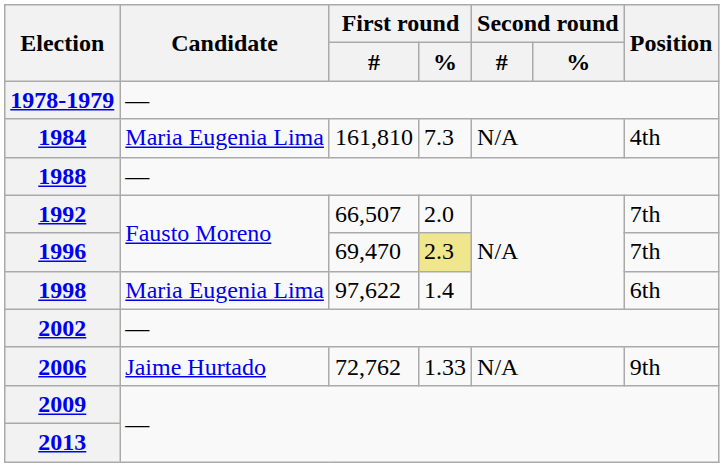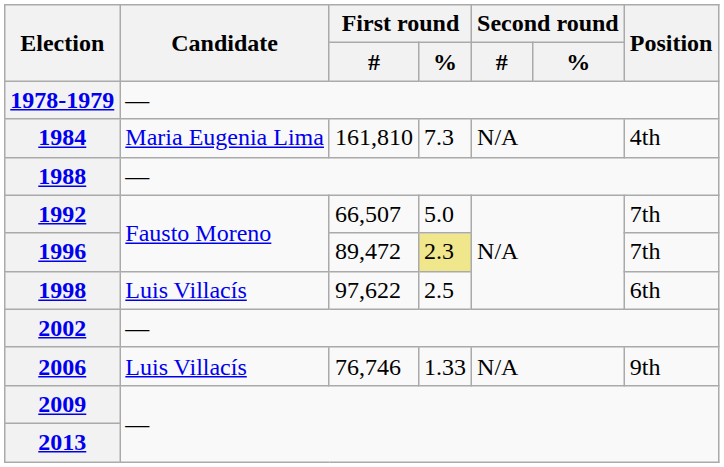(439, 213) 2.0 -> (439, 213) 5.0
(368, 251) 69,470 -> (368, 251) 89,472
(225, 289) Maria Eugenia Lima -> (186, 289) Luis Villacís
(439, 289) 1.4 -> (439, 289) 2.5
(196, 366) Jaime Hurtado -> (186, 366) Luis Villacís
(368, 366) 72,762 -> (368, 366) 76,746
